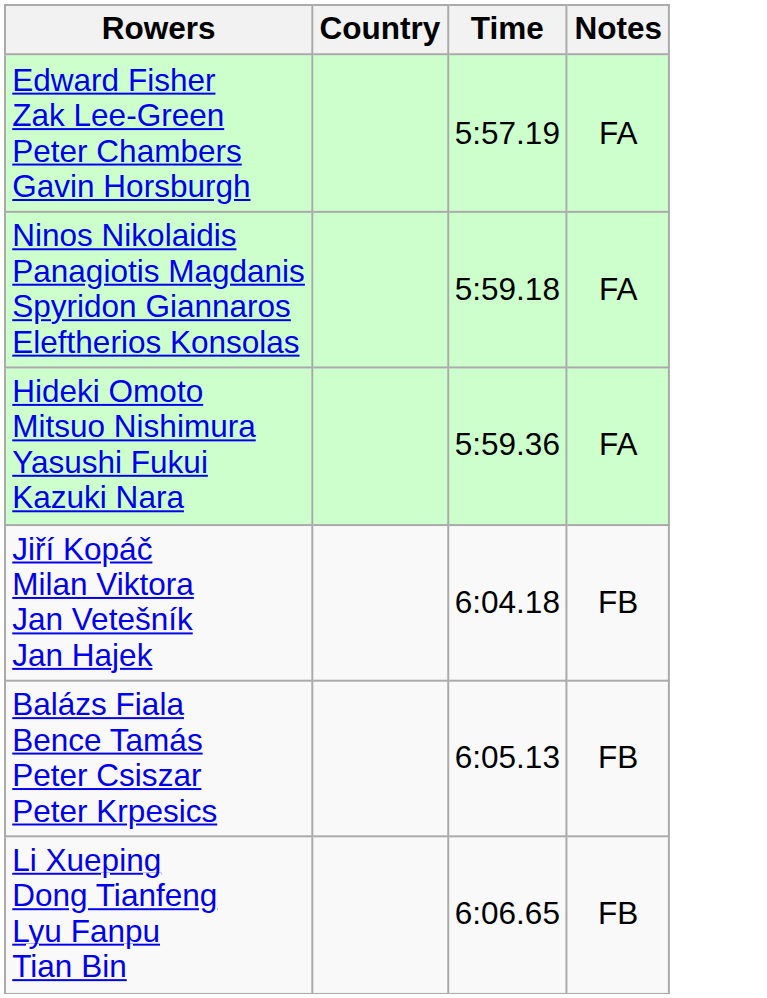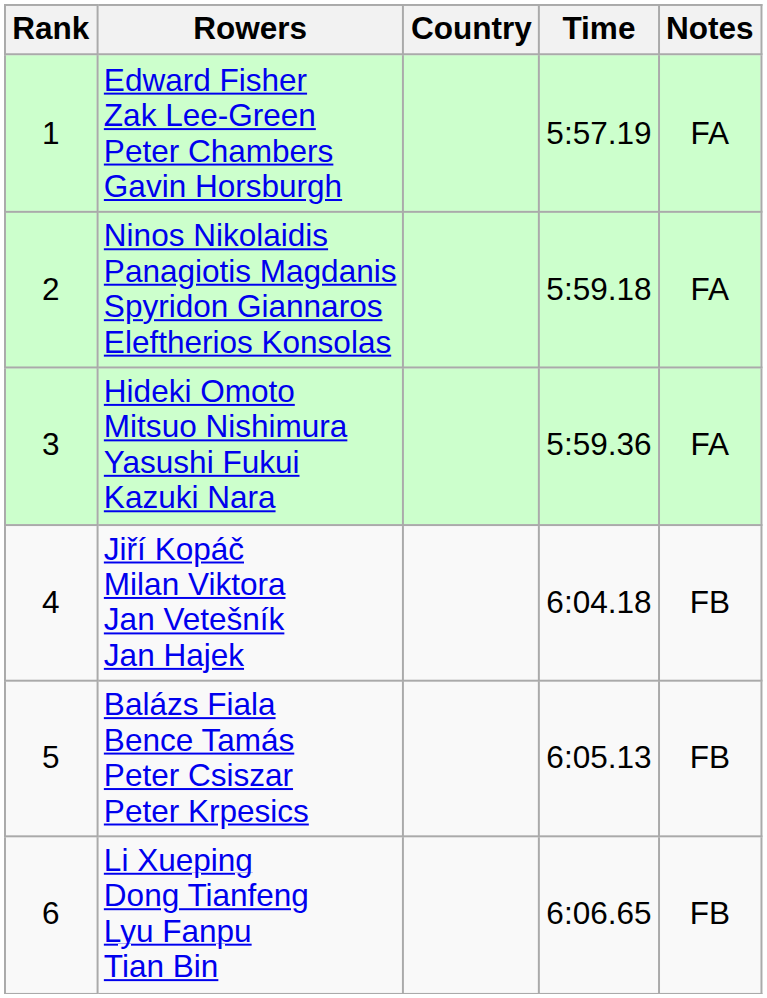+ column: (51, 29)
